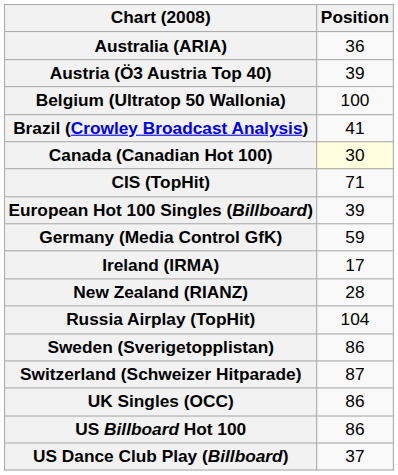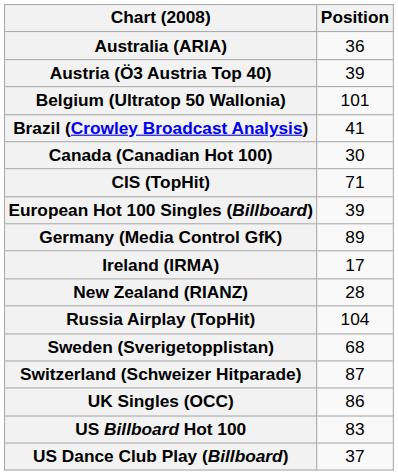(355, 100) 100 -> (355, 100) 101
(355, 155) lightyellow background -> (355, 155) no background
(355, 237) 59 -> (355, 237) 89
(355, 347) 86 -> (355, 347) 68
(355, 429) 86 -> (355, 429) 83
